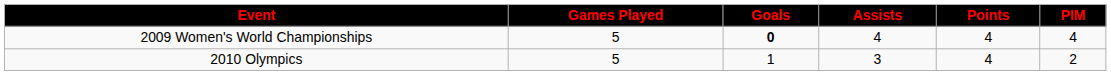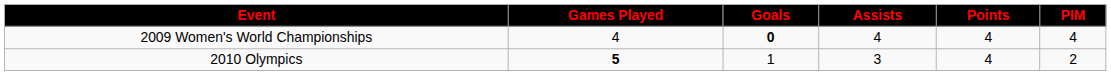(616, 37) 5 -> (616, 37) 4
(616, 59) normal -> (616, 59) bold
